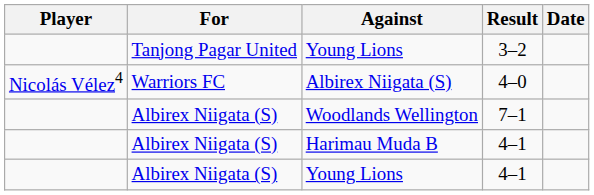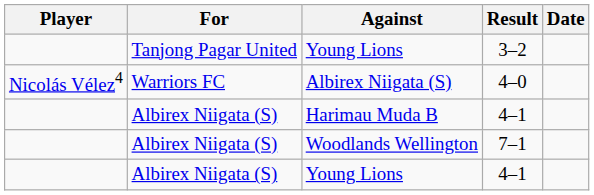rows swapped: (372, 144) <-> (392, 114)
